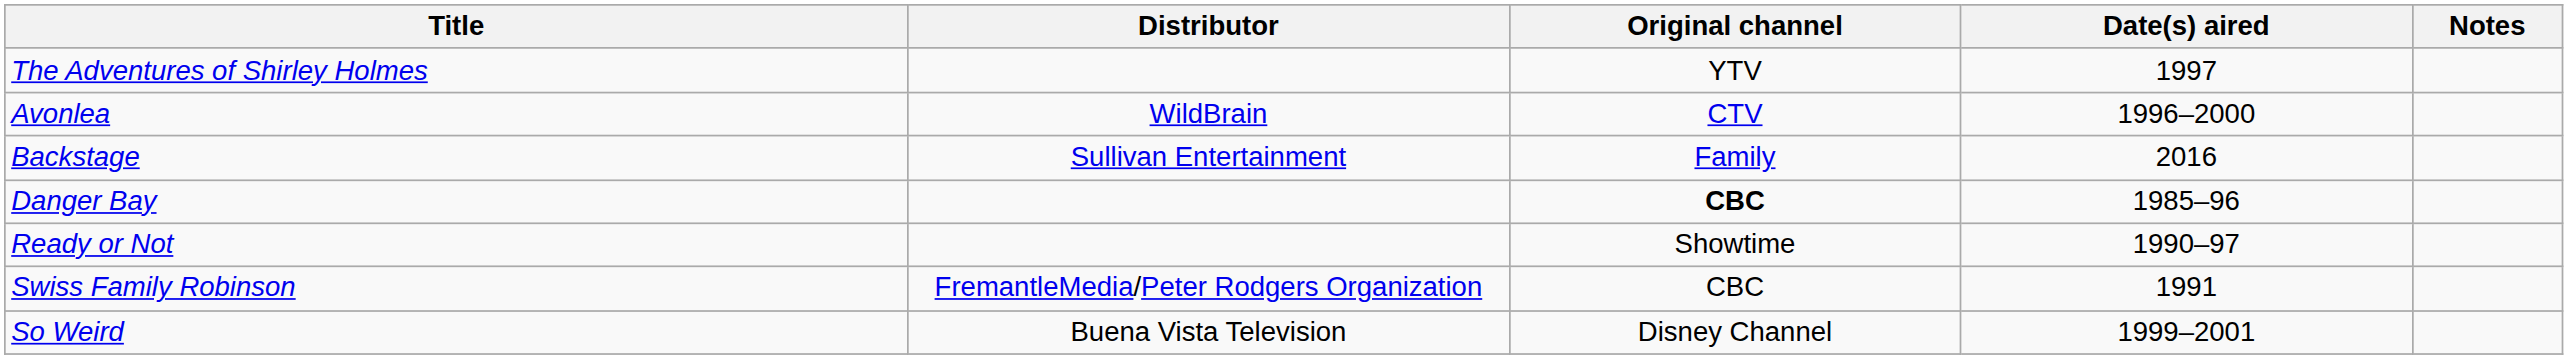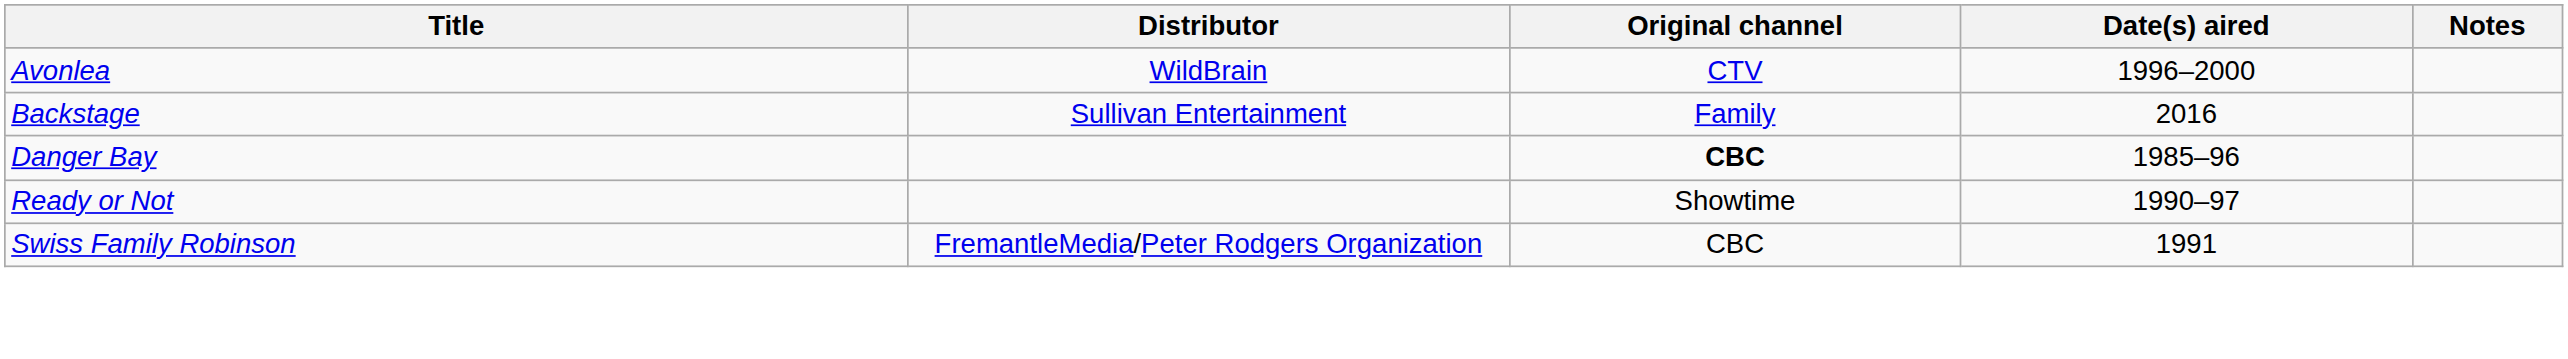- row: (219, 69)
- row: (68, 331)
